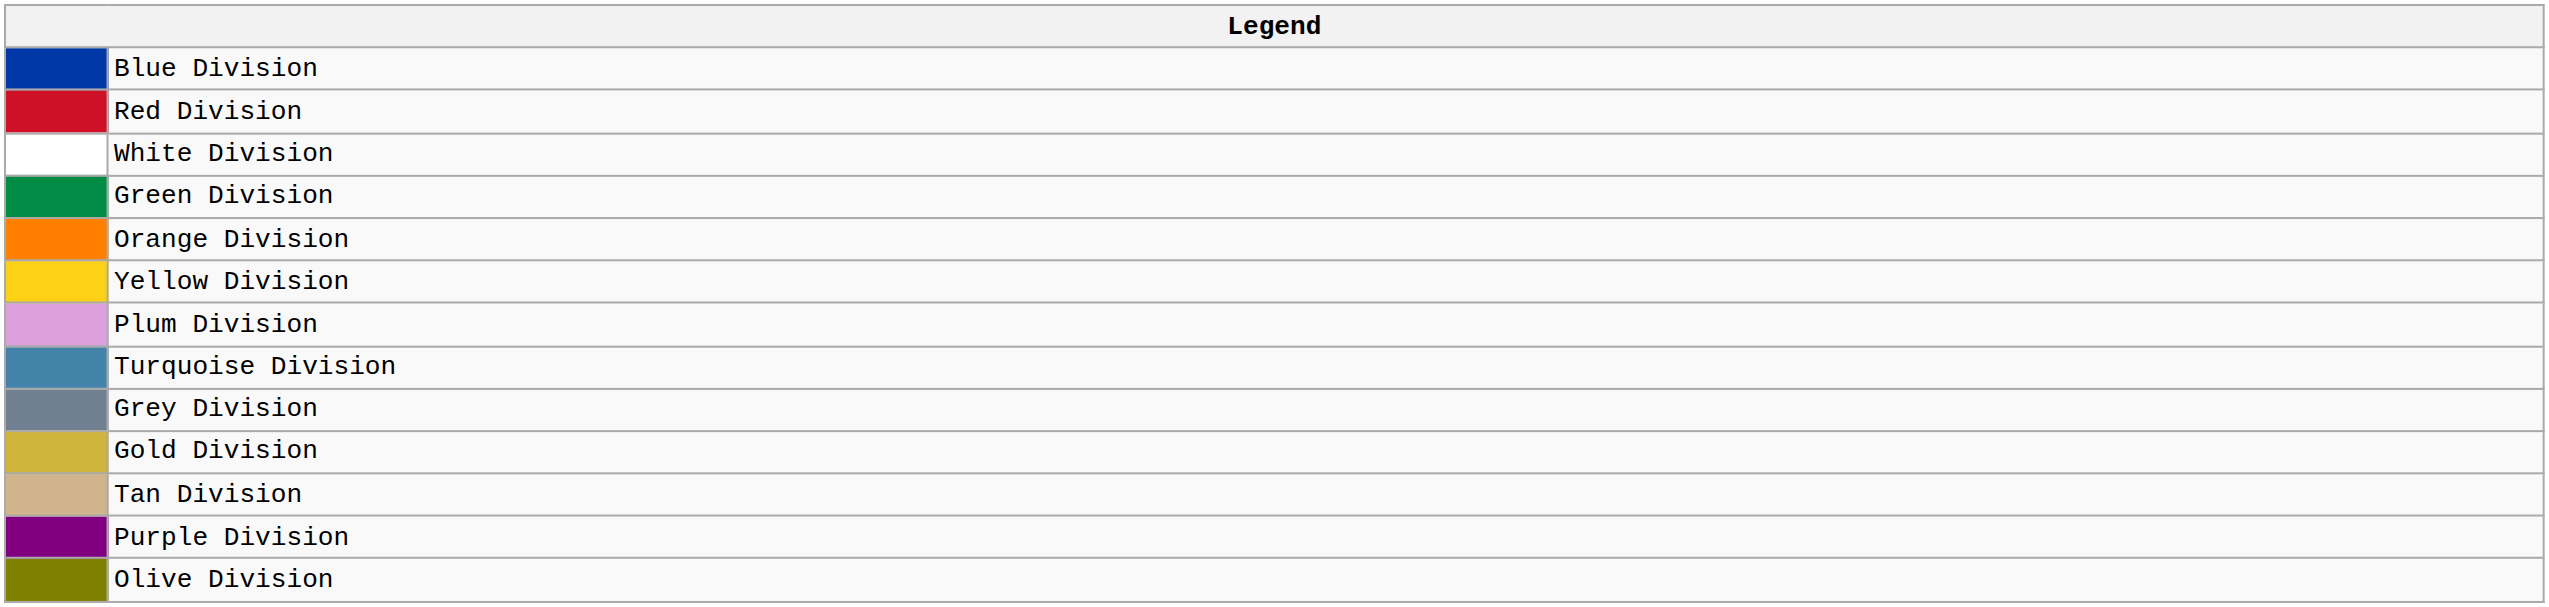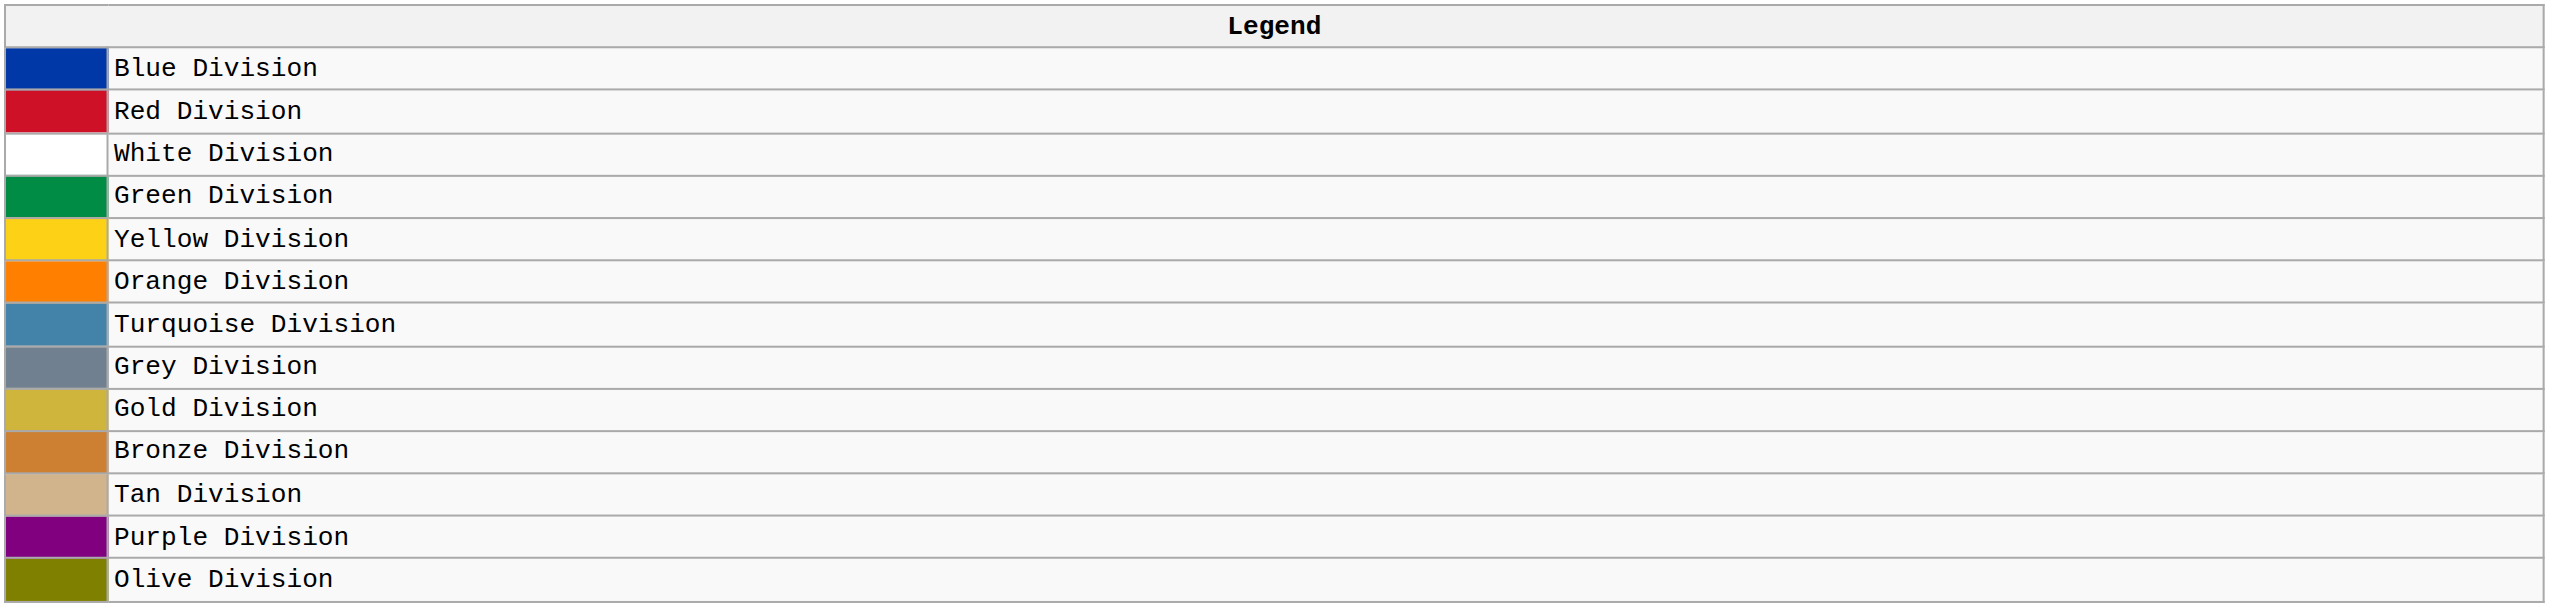rows swapped: (232, 282) <-> (232, 239)
- row: (216, 324)
+ row: (232, 452)
